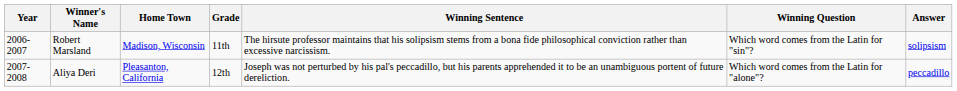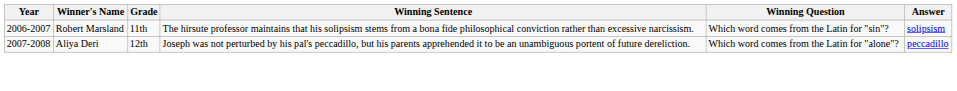- column: (165, 18)
